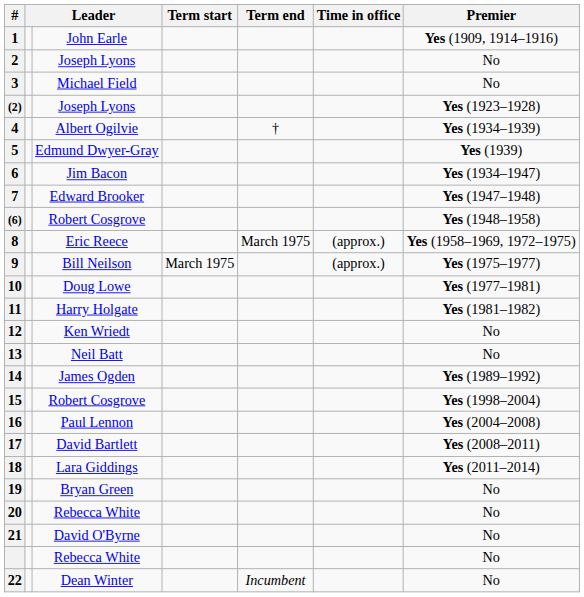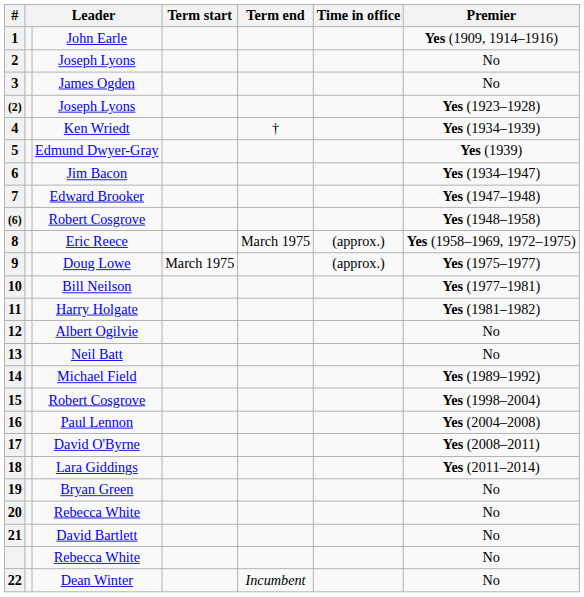(97, 83) Michael Field -> (97, 83) James Ogden
(97, 128) Albert Ogilvie -> (97, 128) Ken Wriedt
(97, 264) Bill Neilson -> (97, 264) Doug Lowe
(97, 286) Doug Lowe -> (97, 286) Bill Neilson
(97, 331) Ken Wriedt -> (97, 331) Albert Ogilvie
(97, 377) James Ogden -> (97, 377) Michael Field
(97, 444) David Bartlett -> (97, 444) David O'Byrne
(97, 535) David O'Byrne -> (97, 535) David Bartlett
